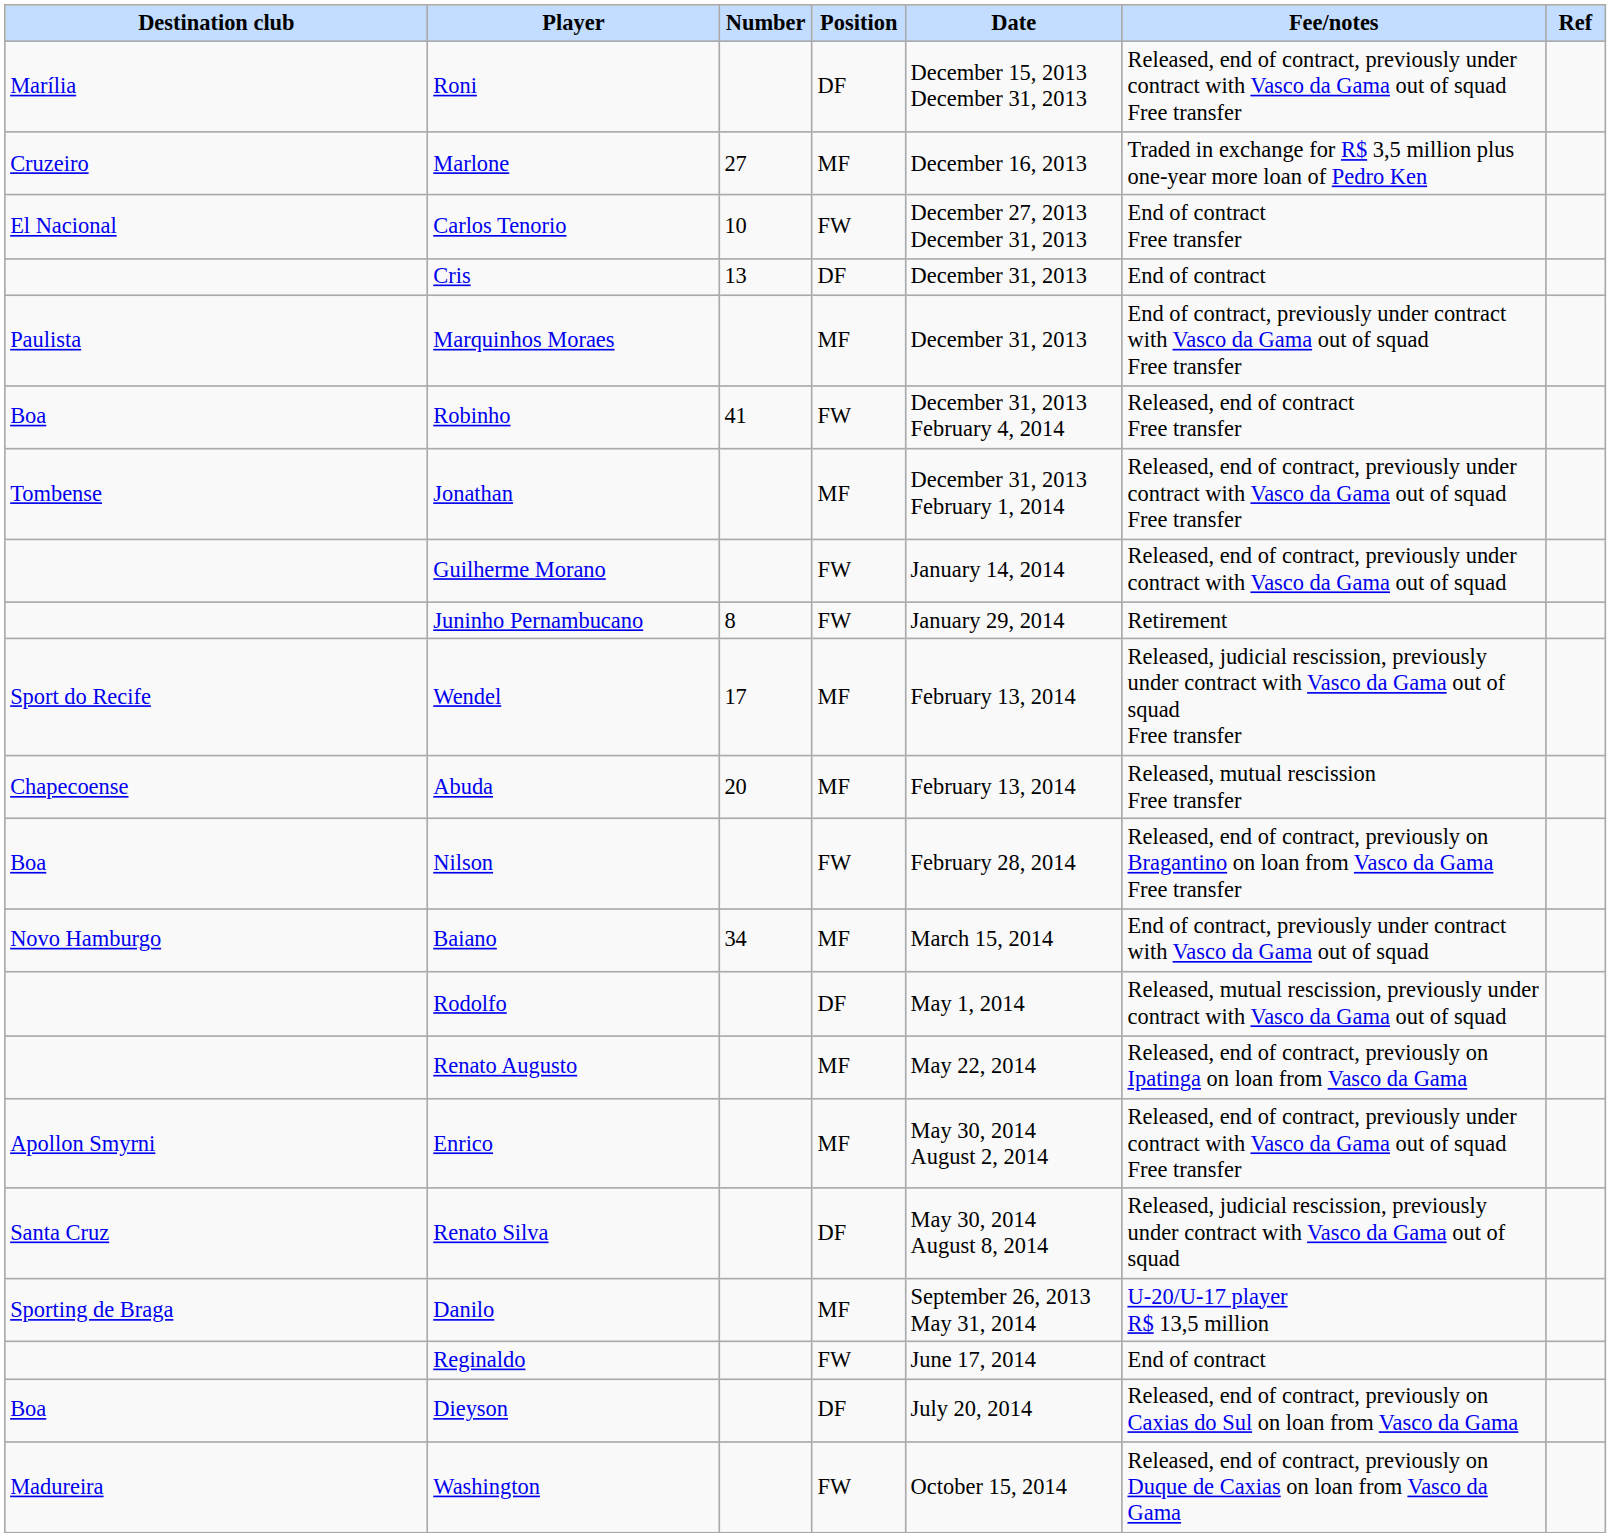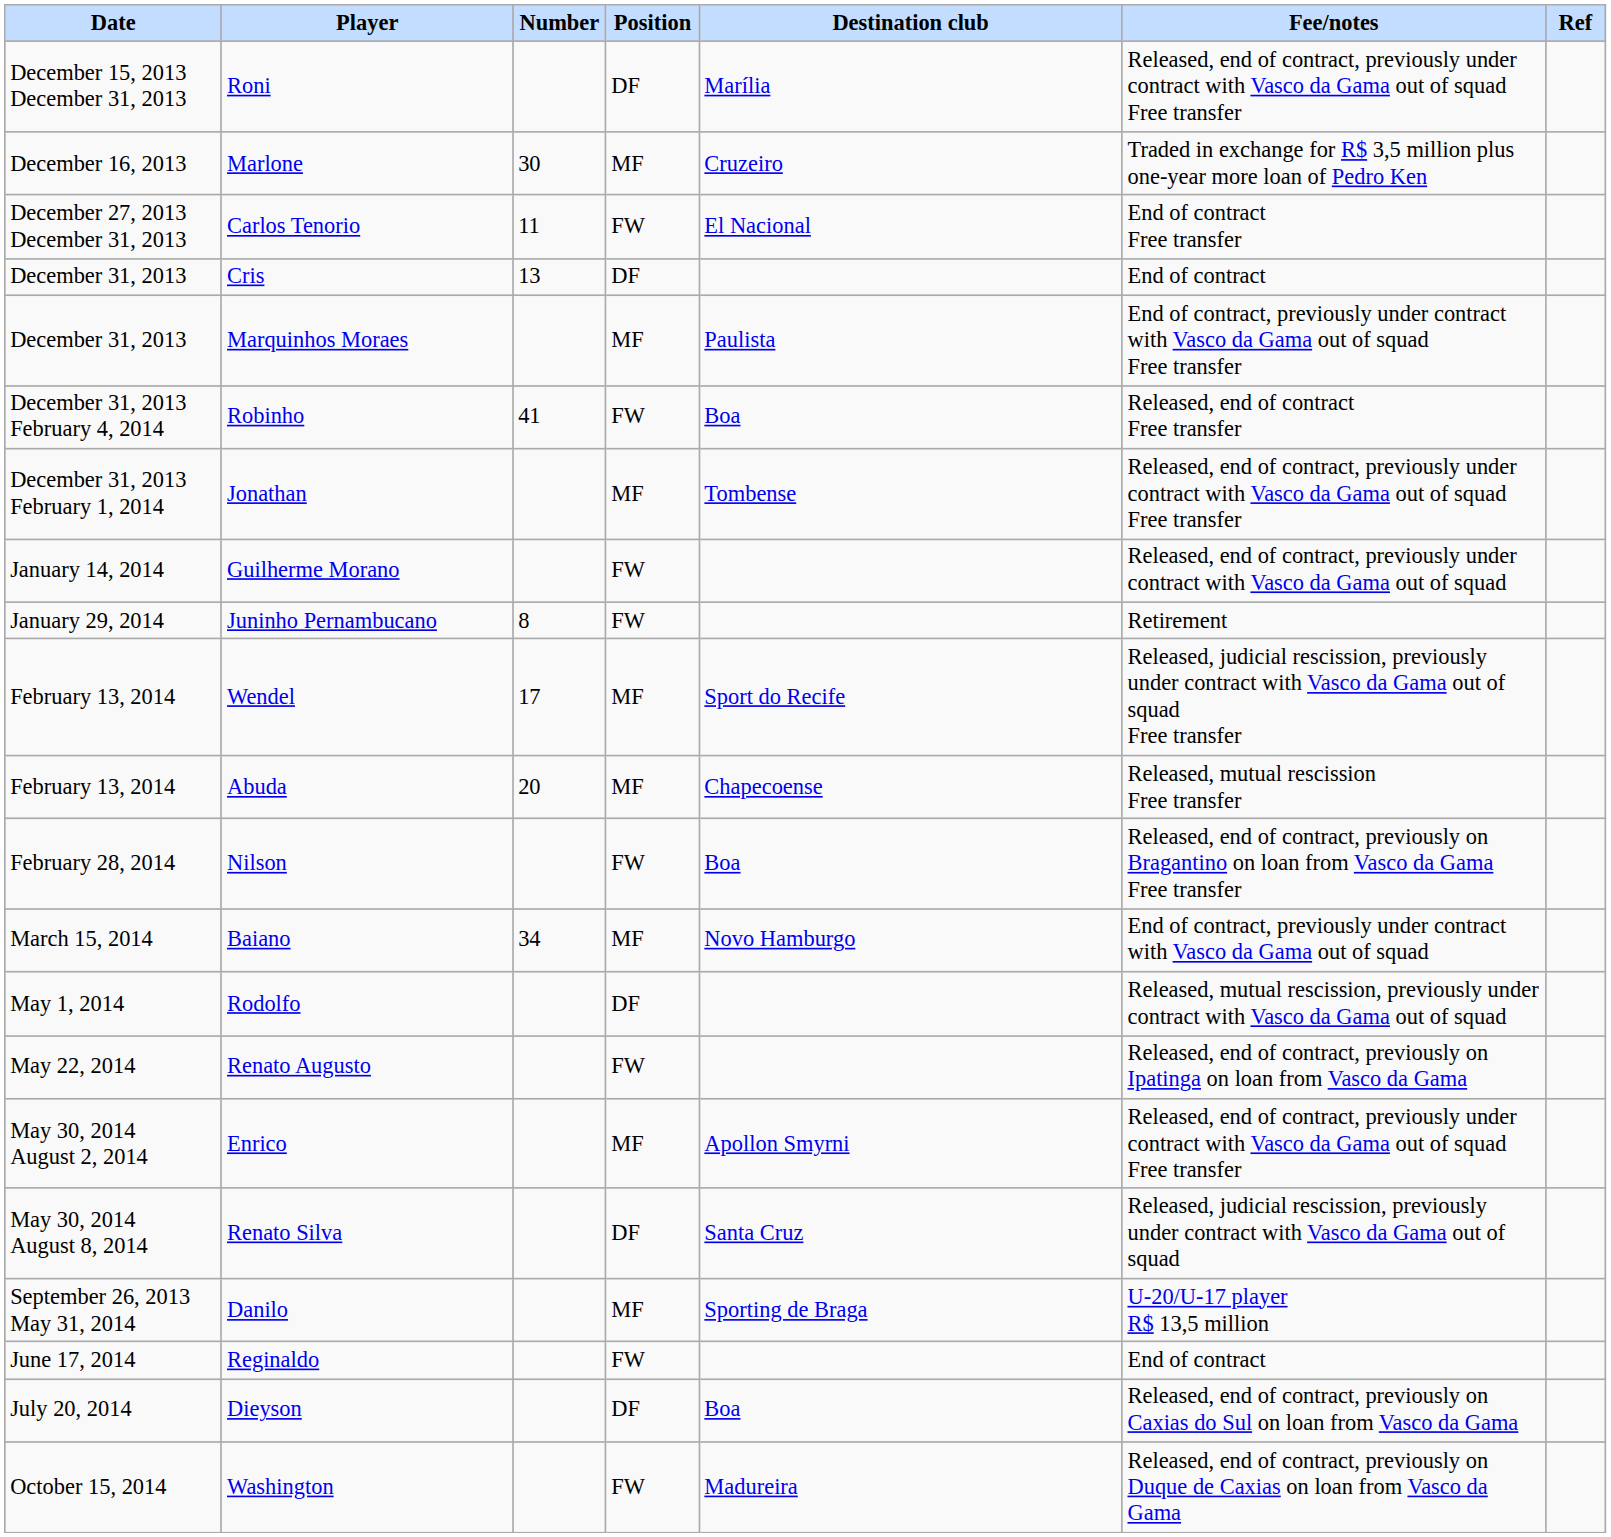columns swapped: (1014, 22) <-> (216, 22)
(736, 162) 27 -> (529, 162) 30
(736, 226) 10 -> (529, 226) 11
(834, 1066) MF -> (628, 1066) FW
